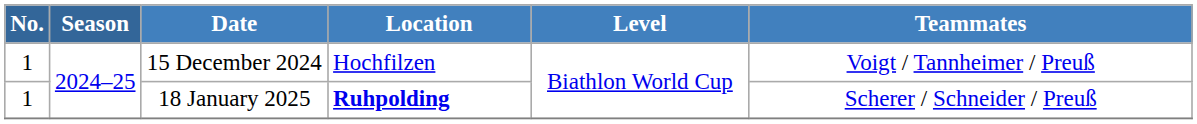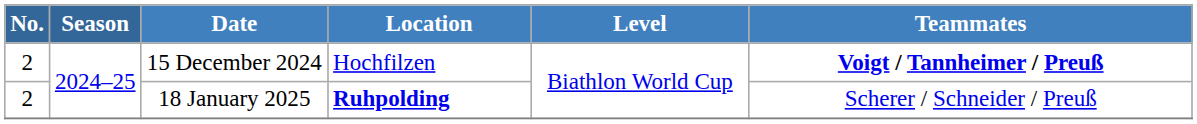(27, 61) 1 -> (27, 61) 2
(971, 61) normal -> (971, 61) bold
(27, 99) 1 -> (27, 99) 2
